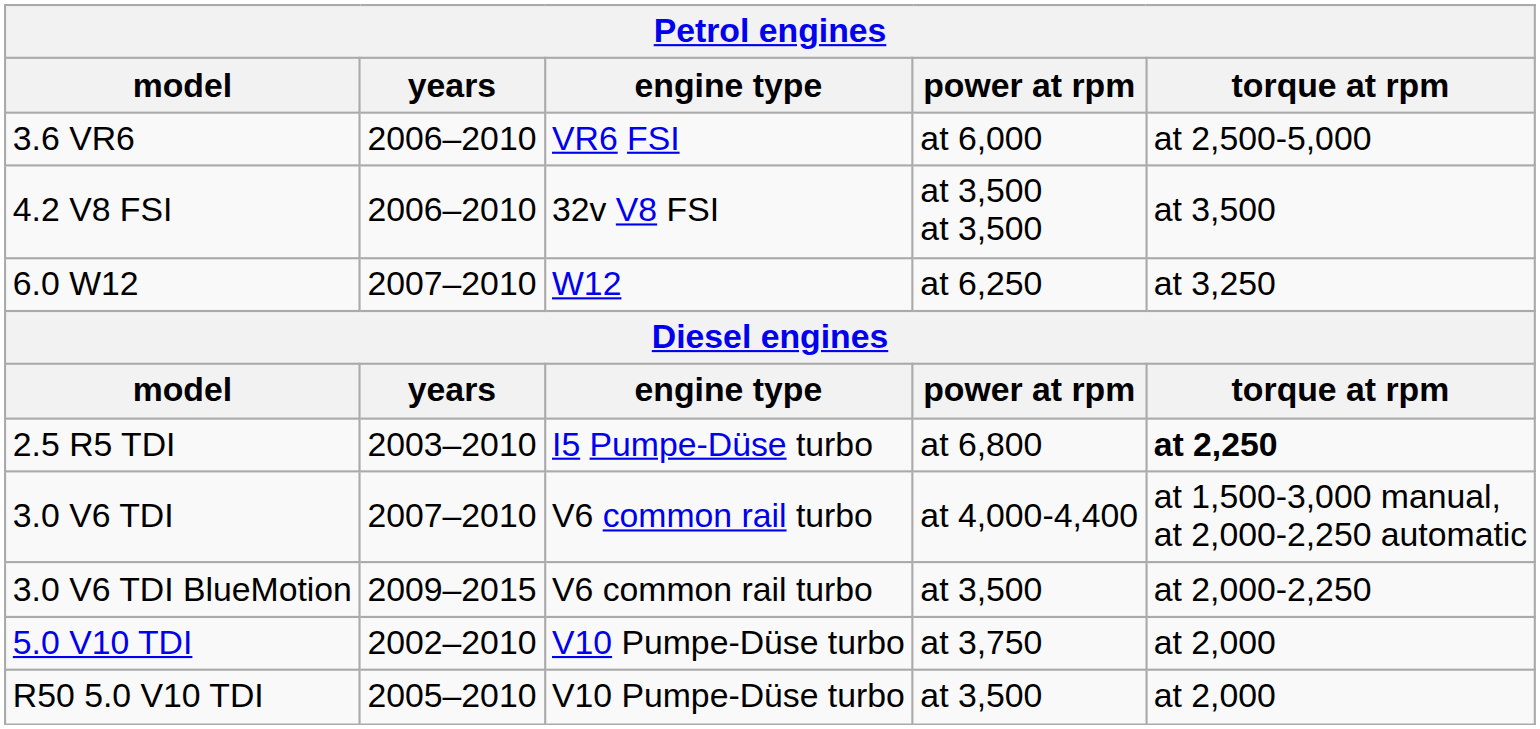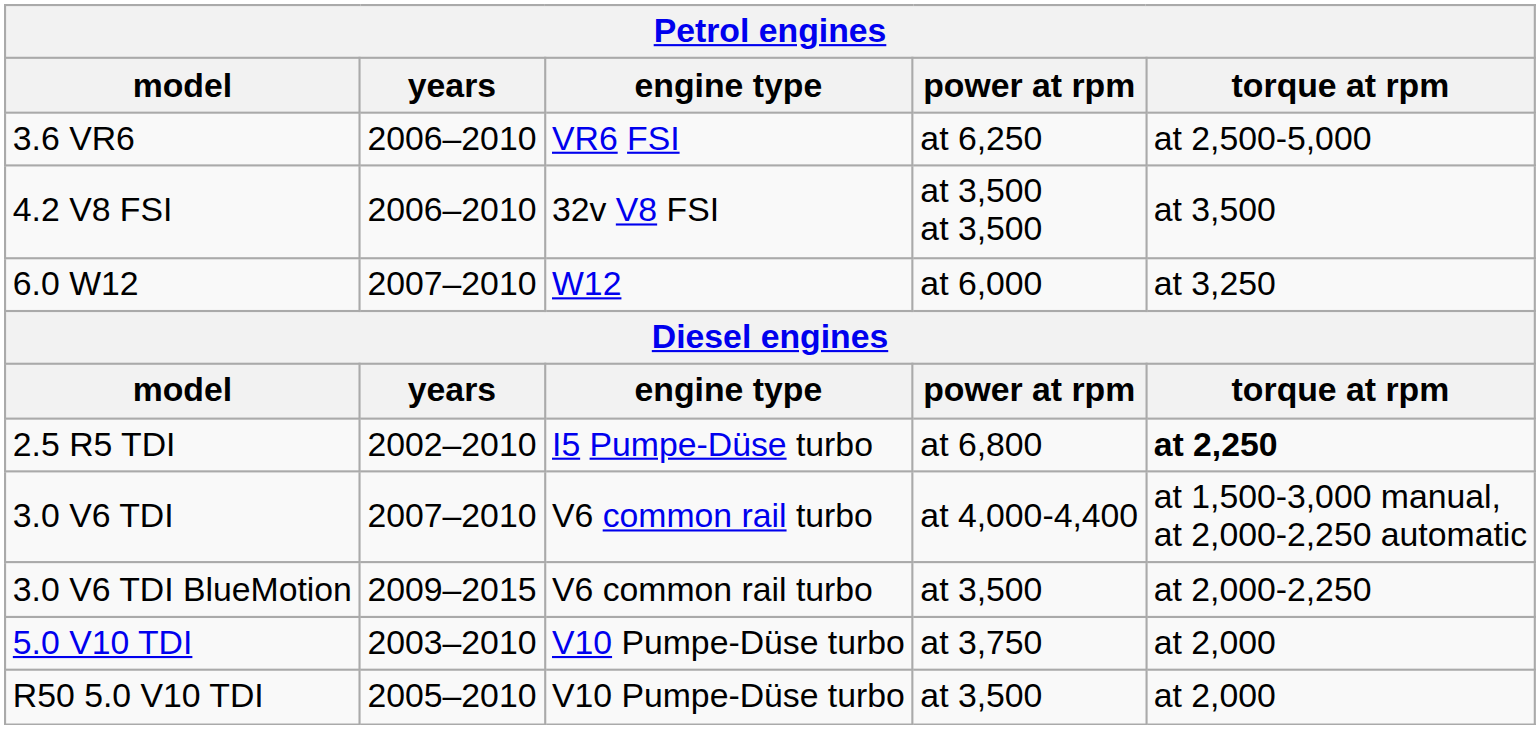(981, 138) at 6,000 -> (981, 138) at 6,250
(981, 283) at 6,250 -> (981, 283) at 6,000
(452, 444) 2003–2010 -> (452, 444) 2002–2010
(452, 642) 2002–2010 -> (452, 642) 2003–2010
